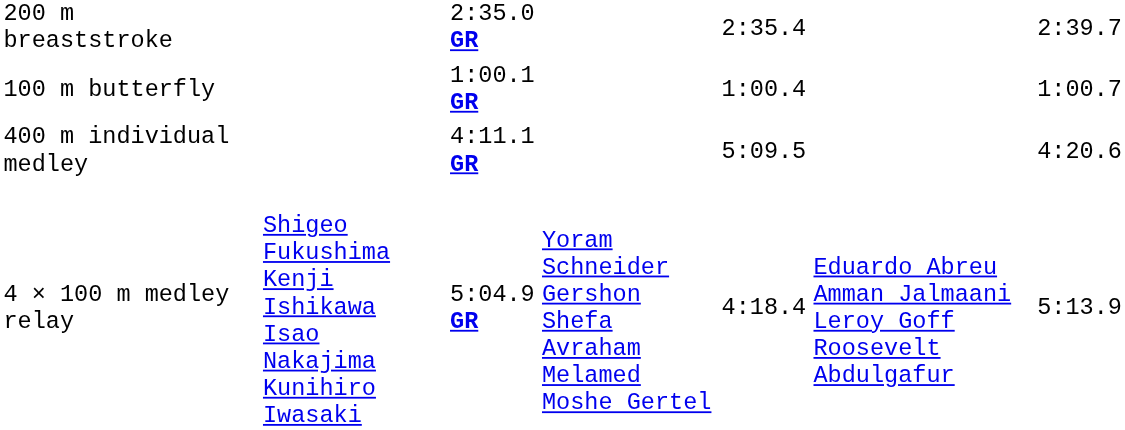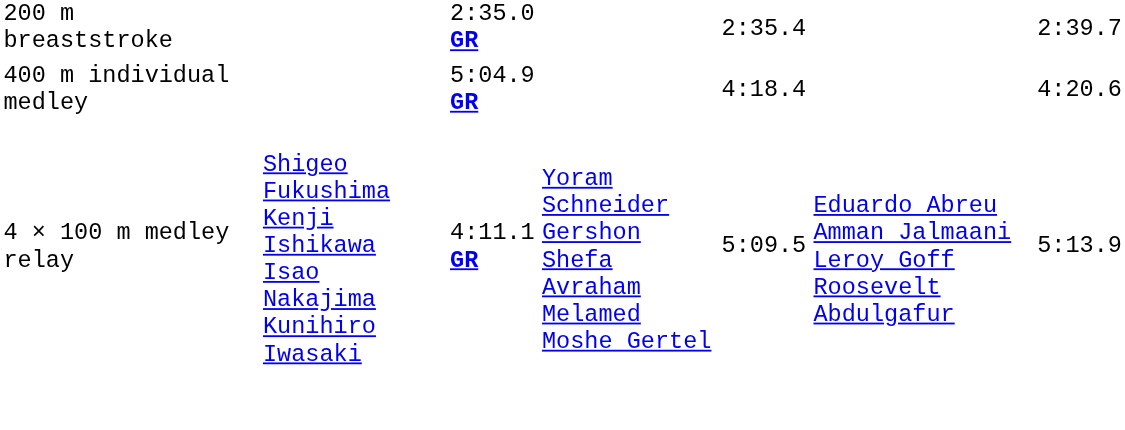- row: (109, 89)
(492, 151) 4:11.1 GR -> (492, 89) 5:04.9 GR
(764, 151) 5:09.5 -> (764, 89) 4:18.4
(492, 307) 5:04.9 GR -> (492, 246) 4:11.1 GR
(764, 307) 4:18.4 -> (764, 246) 5:09.5
